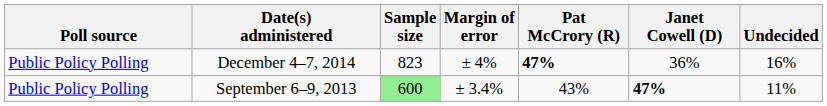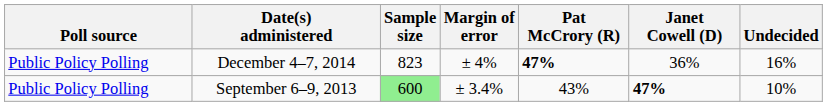(781, 88) 11% -> (781, 88) 10%
